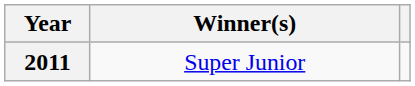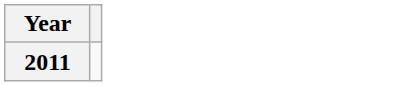- column: (245, 23)
